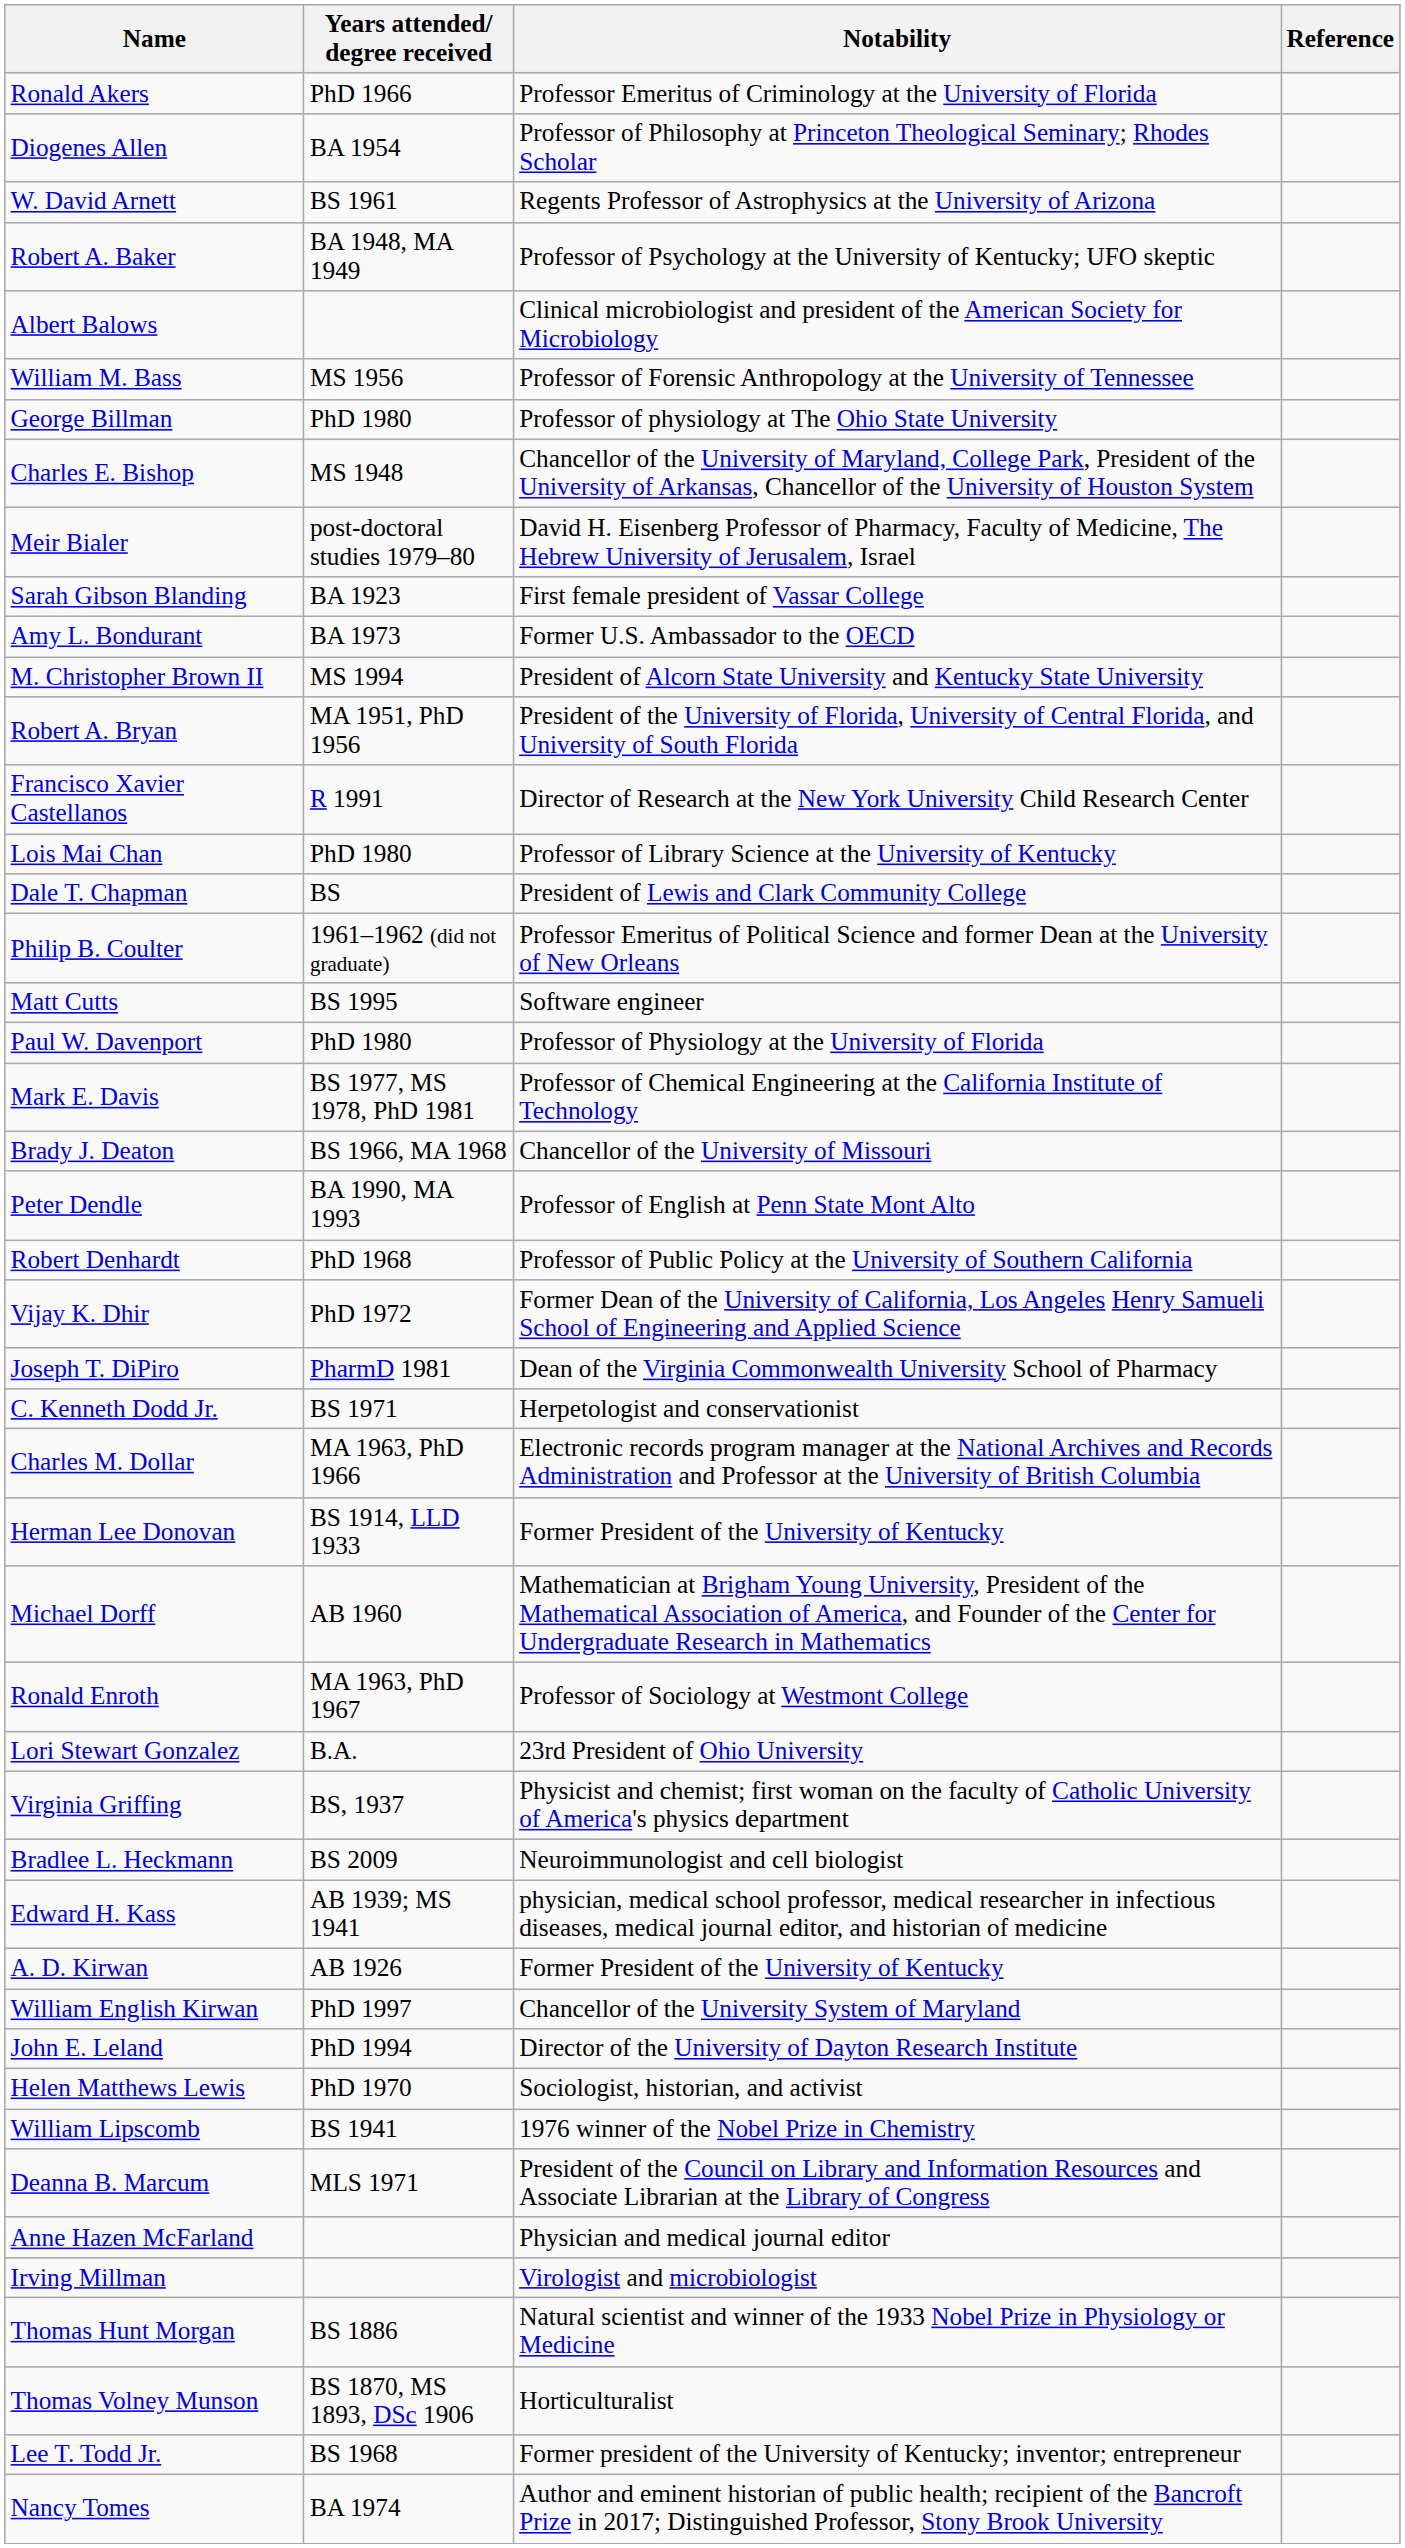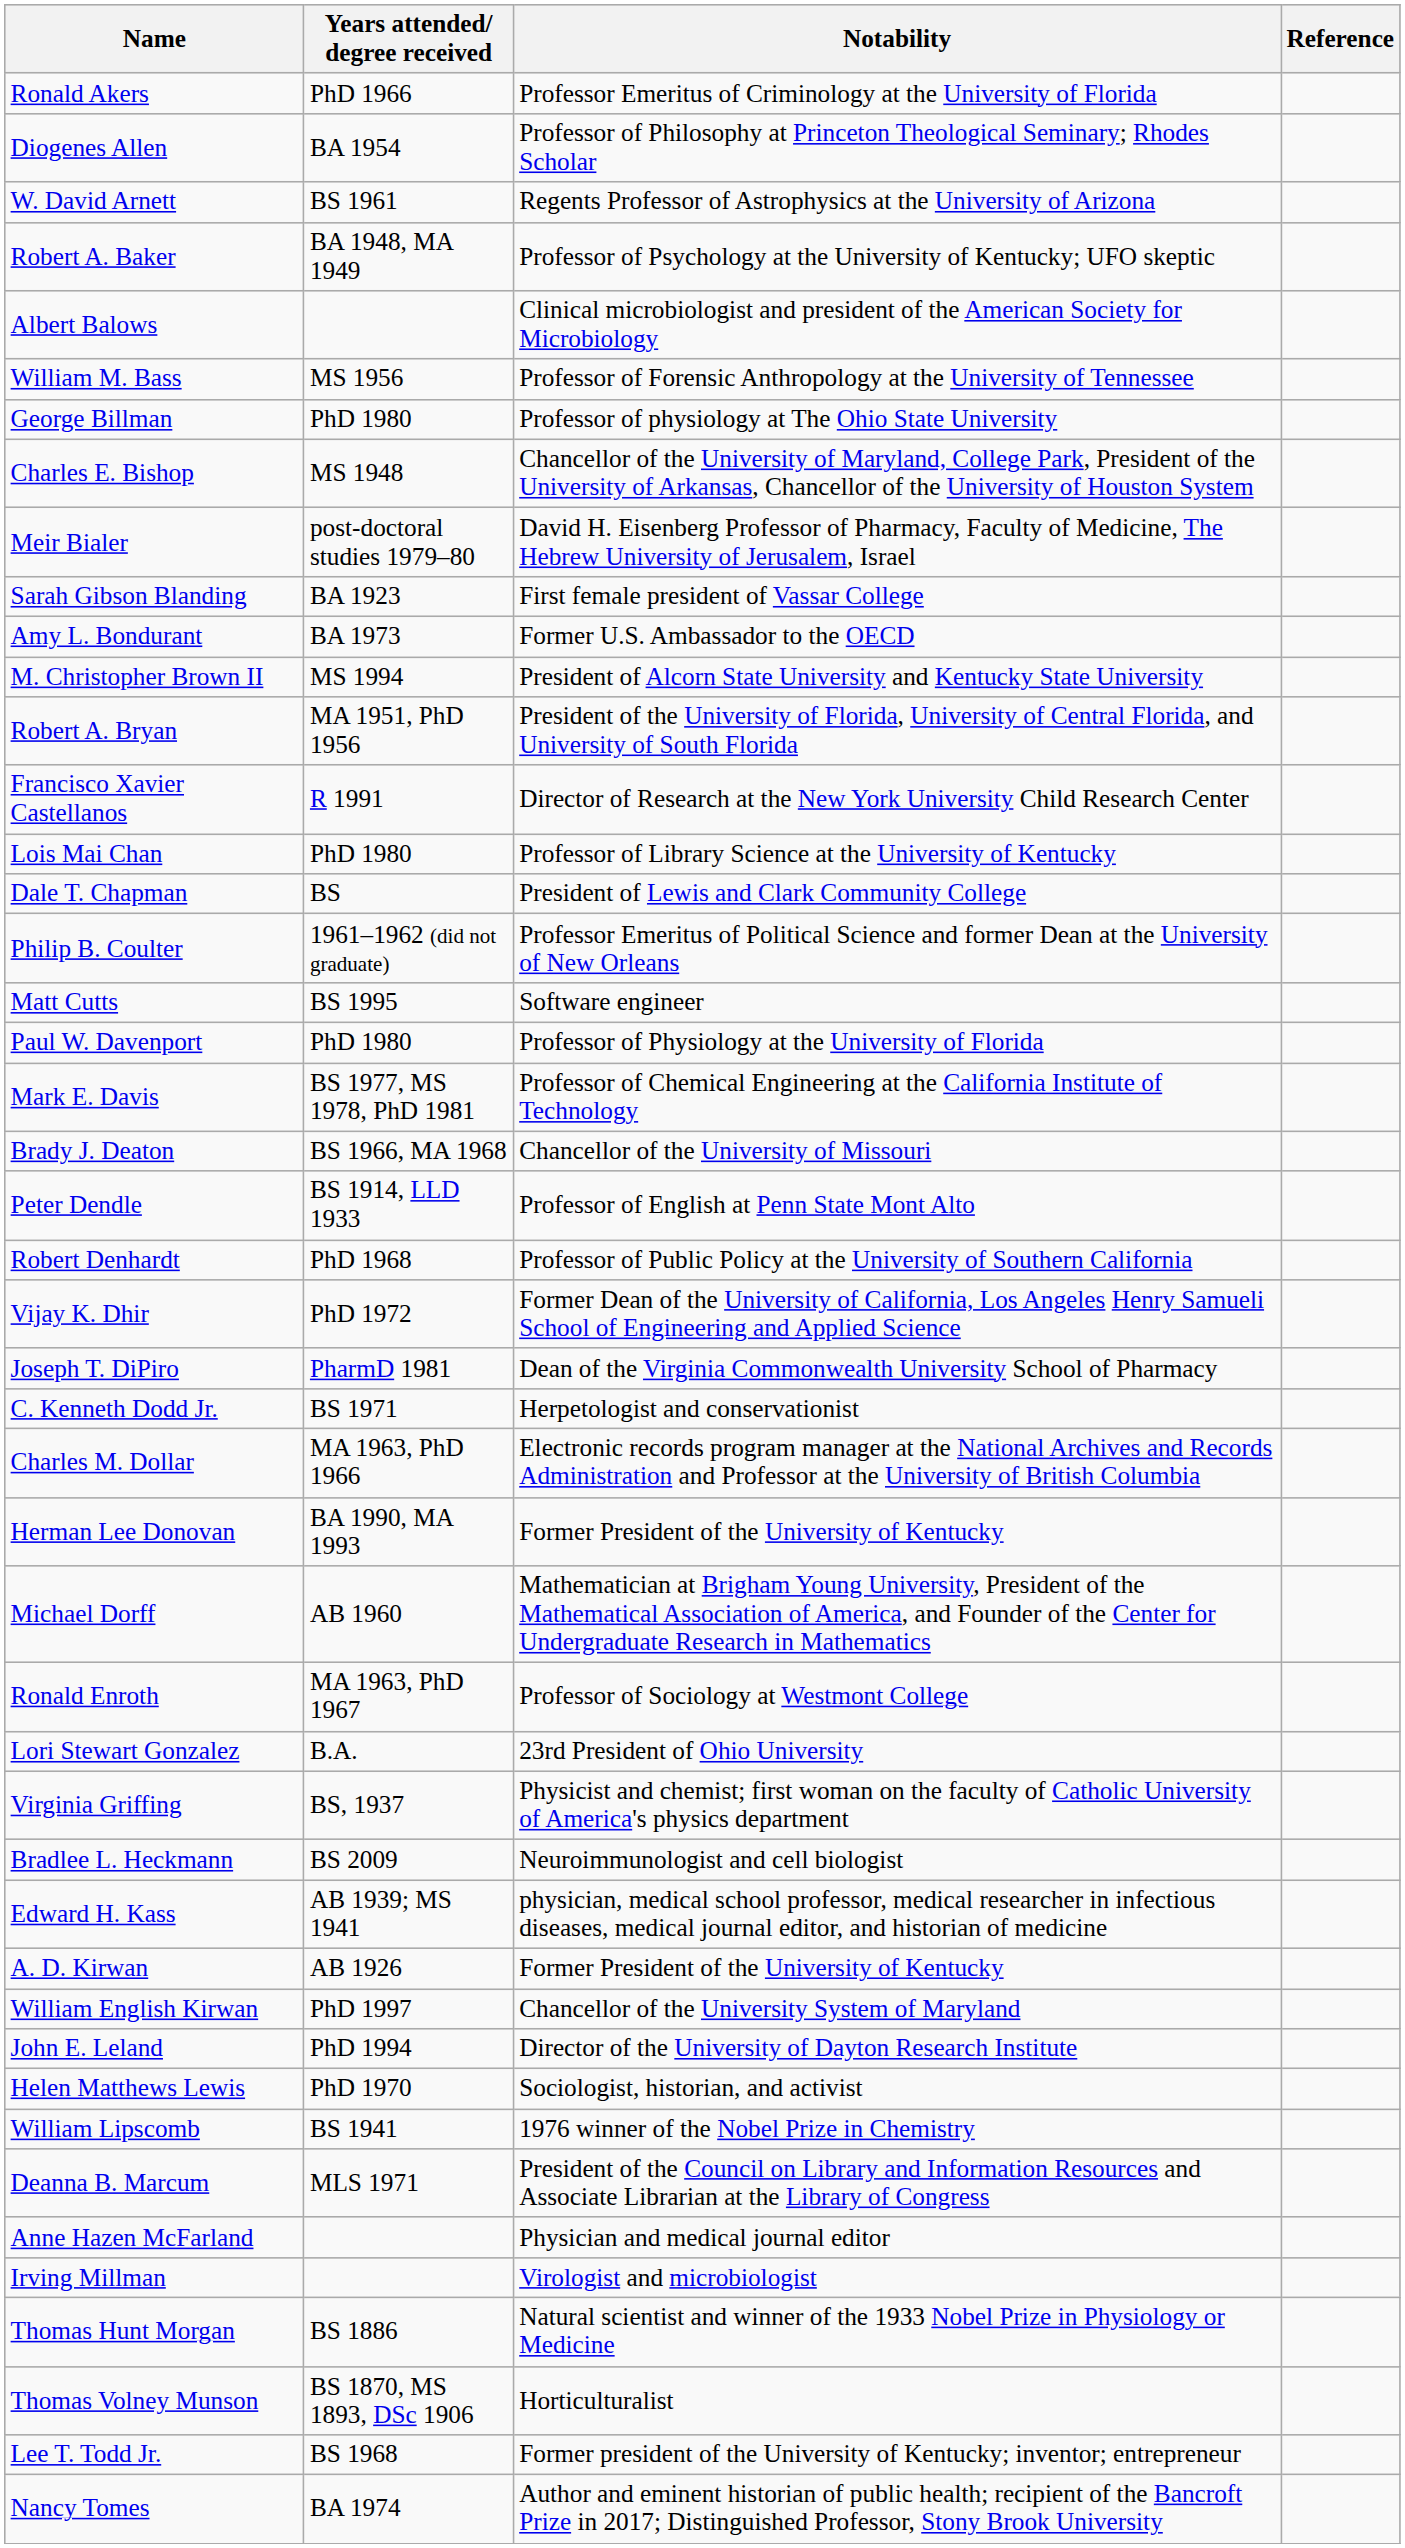(382, 1205) BA 1990, MA 1993 -> (385, 1205) BS 1914, LLD 1933
(385, 1531) BS 1914, LLD 1933 -> (382, 1531) BA 1990, MA 1993
